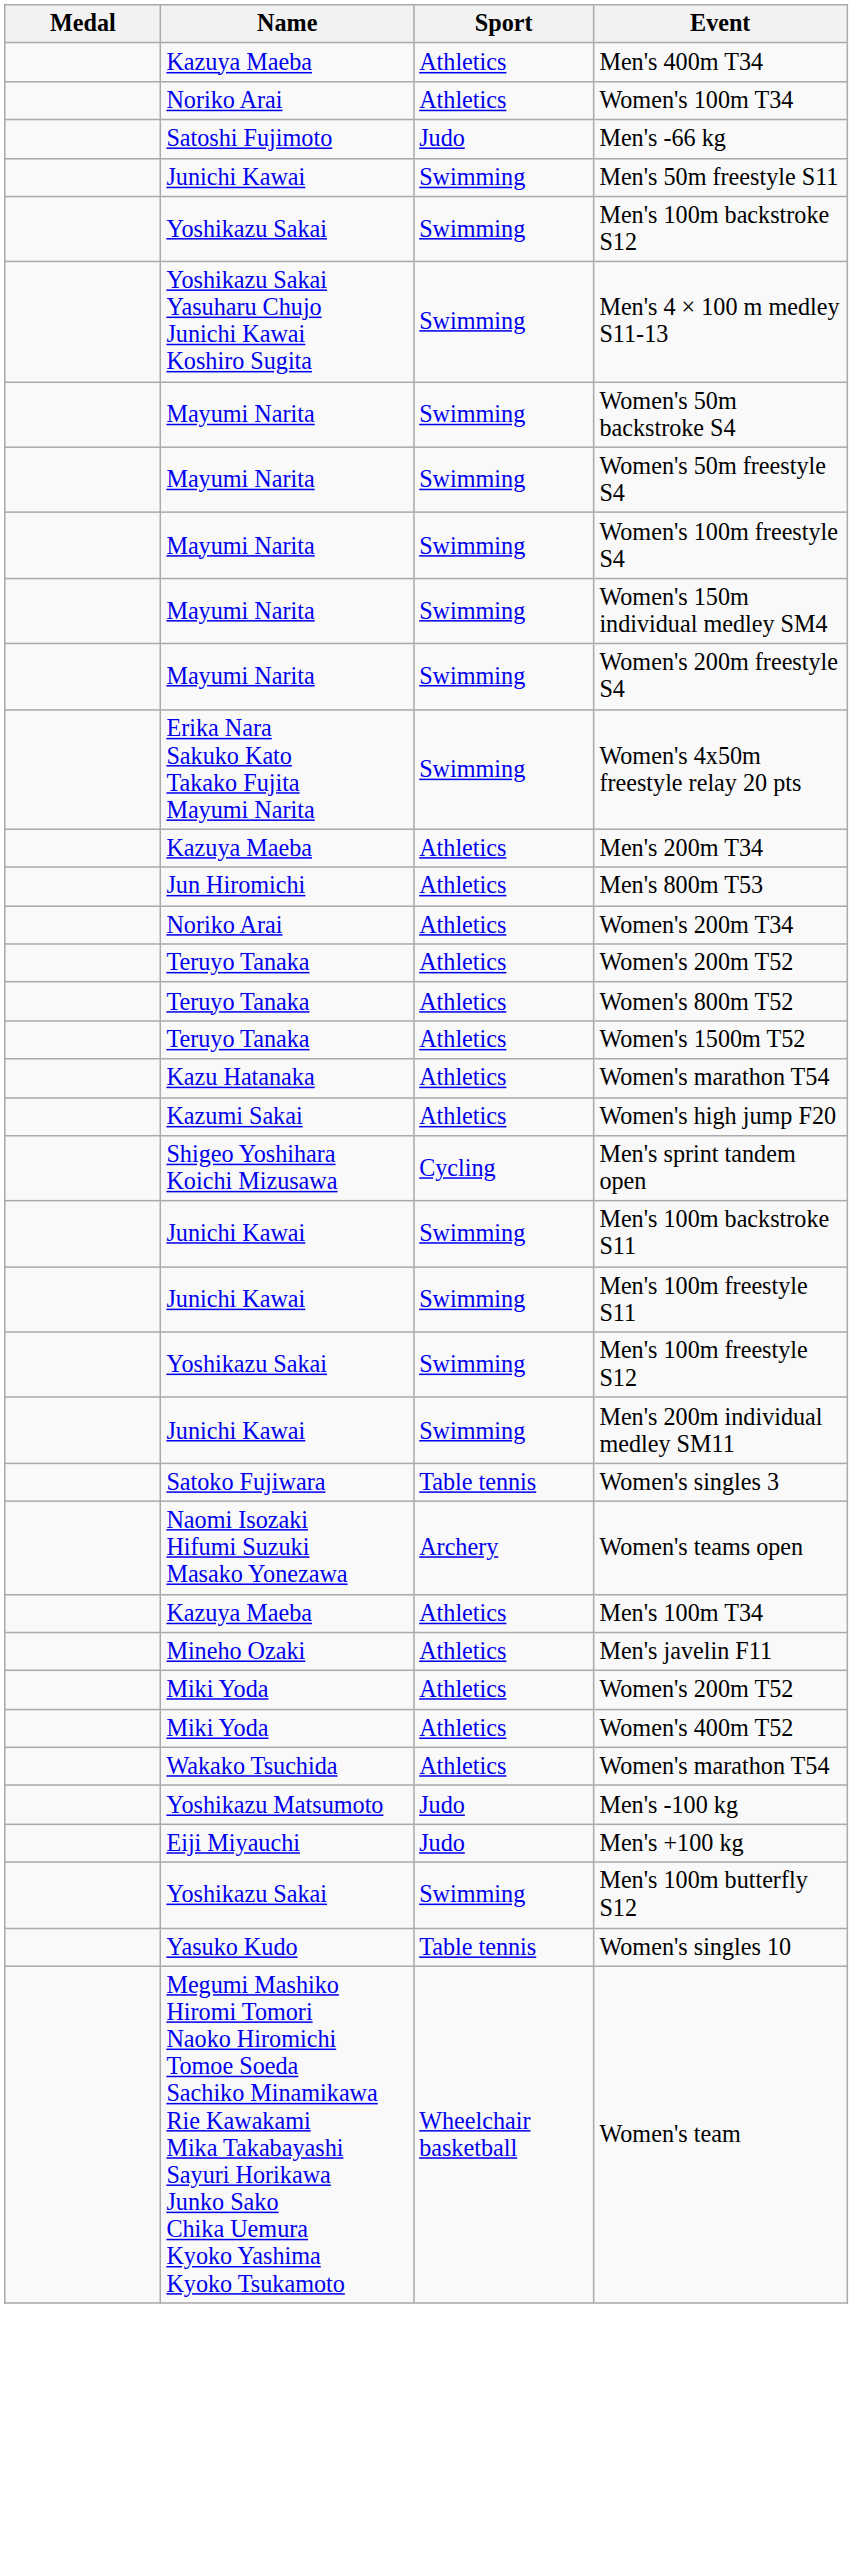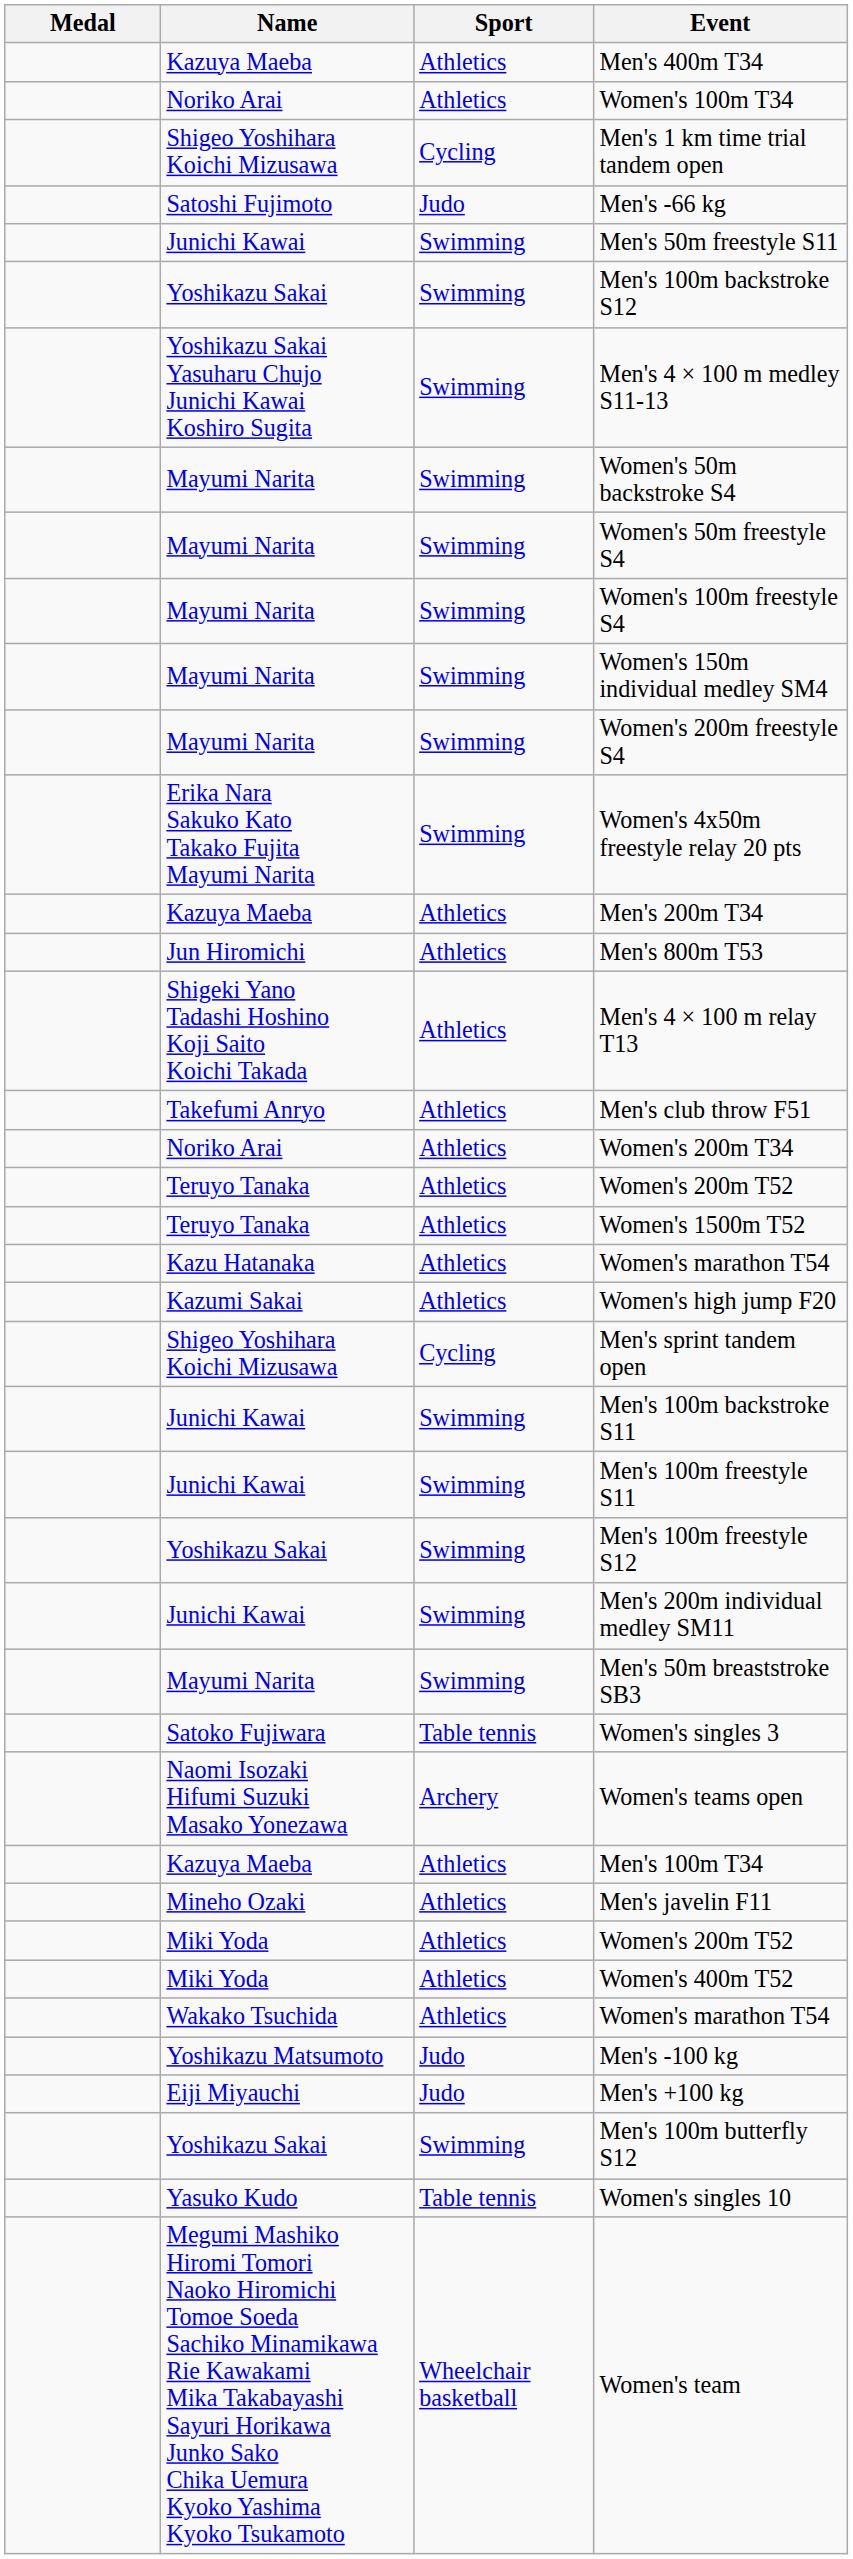+ row: (252, 152)
+ row: (248, 1030)
+ row: (246, 1109)
- row: (238, 1001)
+ row: (241, 1680)
